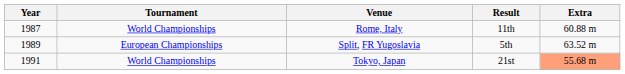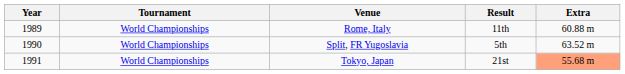(31, 29) 1987 -> (32, 29) 1989
(31, 45) 1989 -> (32, 45) 1990
(172, 45) European Championships -> (165, 45) World Championships
